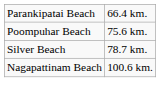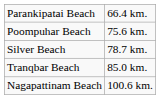+ row: (43, 67)
